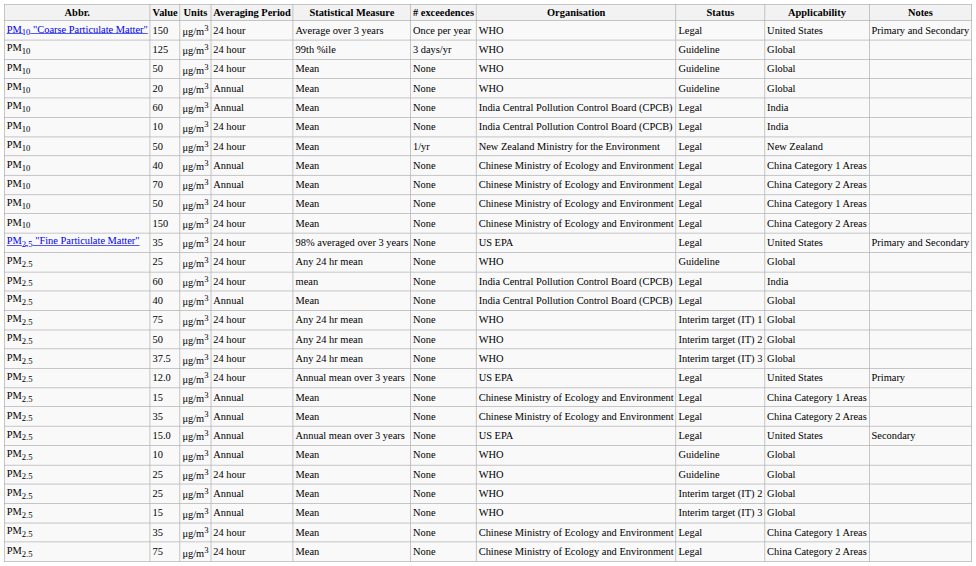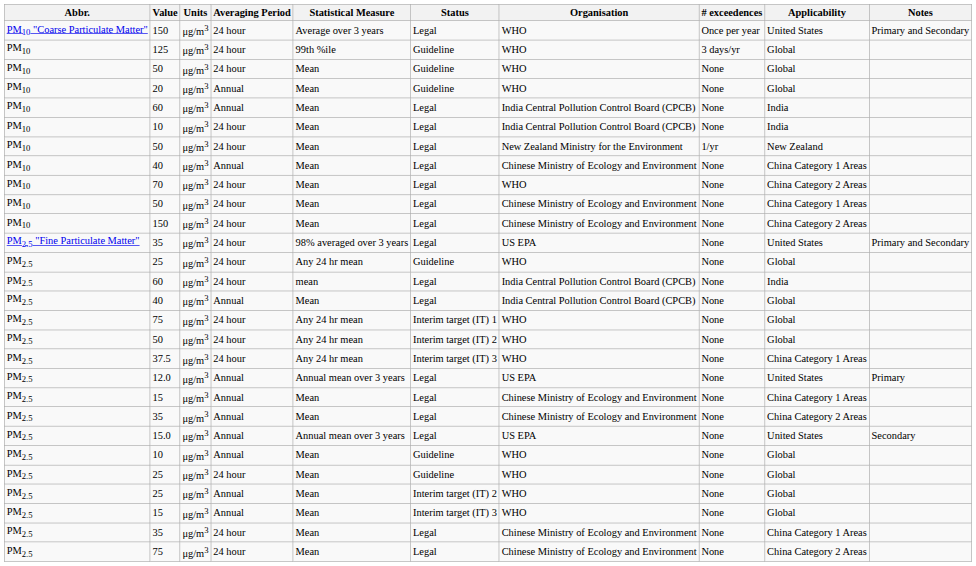columns swapped: (443, 12) <-> (720, 12)
(229, 185) Annual -> (229, 185) 24 hour
(576, 185) Chinese Ministry of Ecology and Environment -> (514, 185) WHO
(781, 358) Global -> (817, 358) China Category 1 Areas
(229, 378) 24 hour -> (229, 378) Annual
